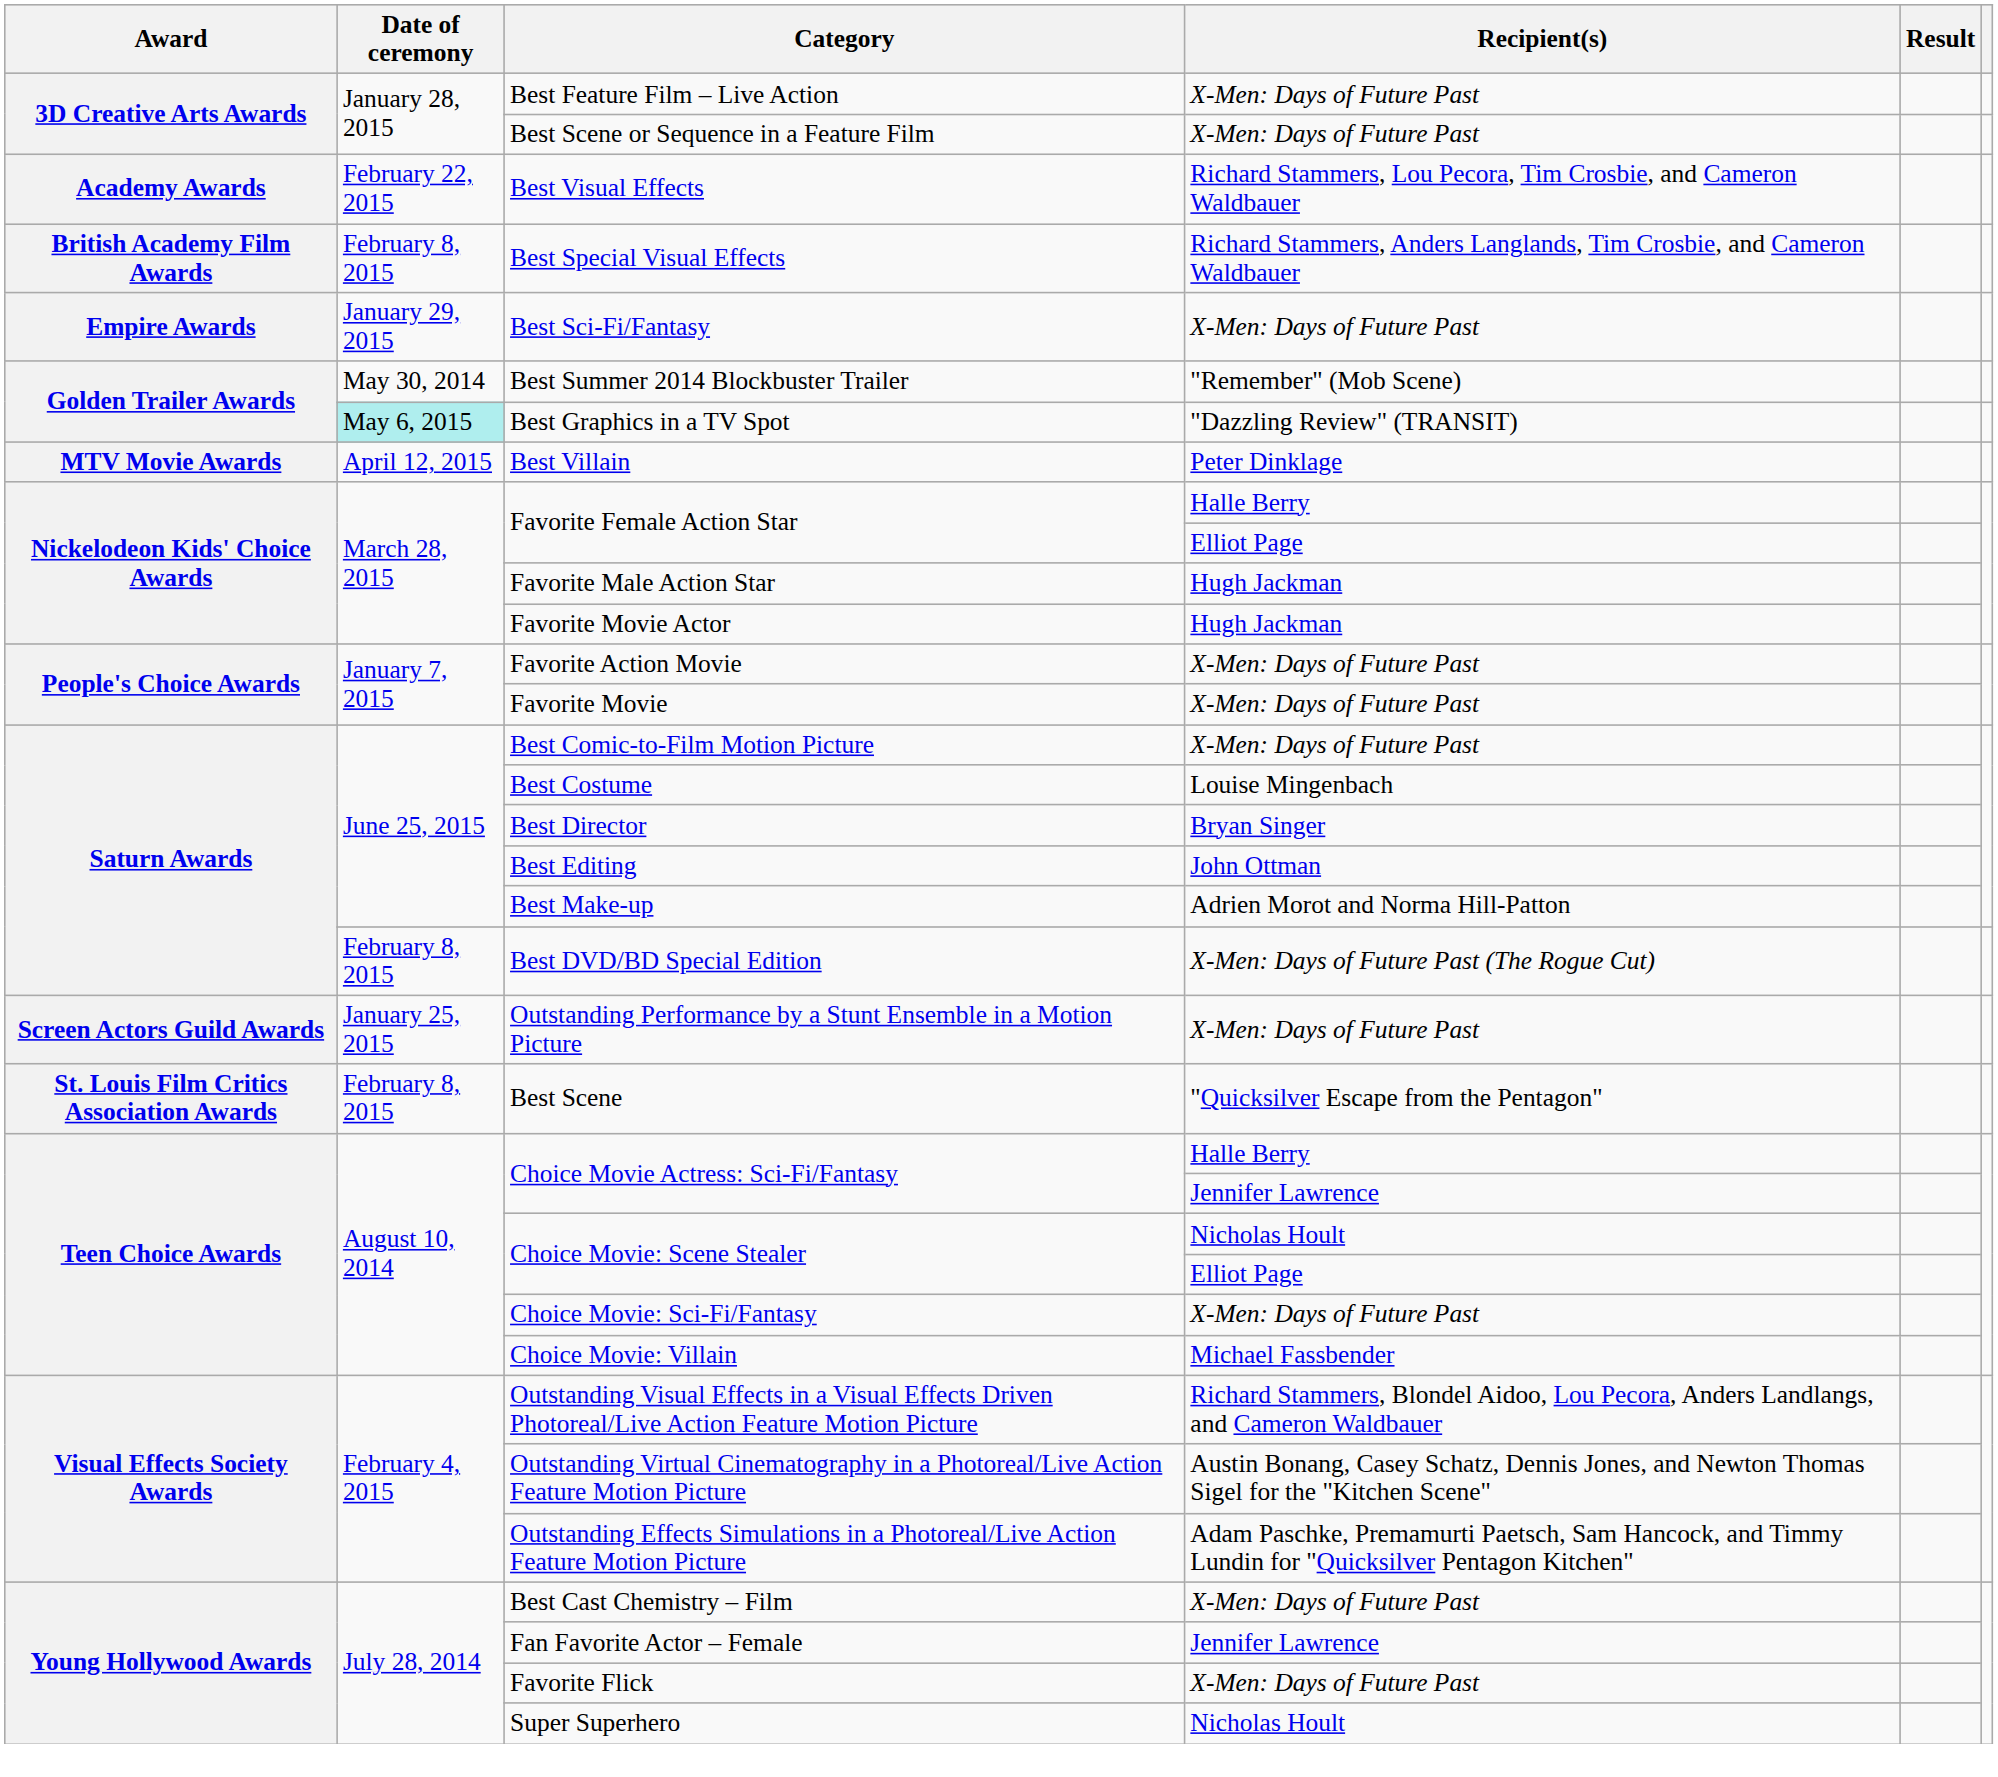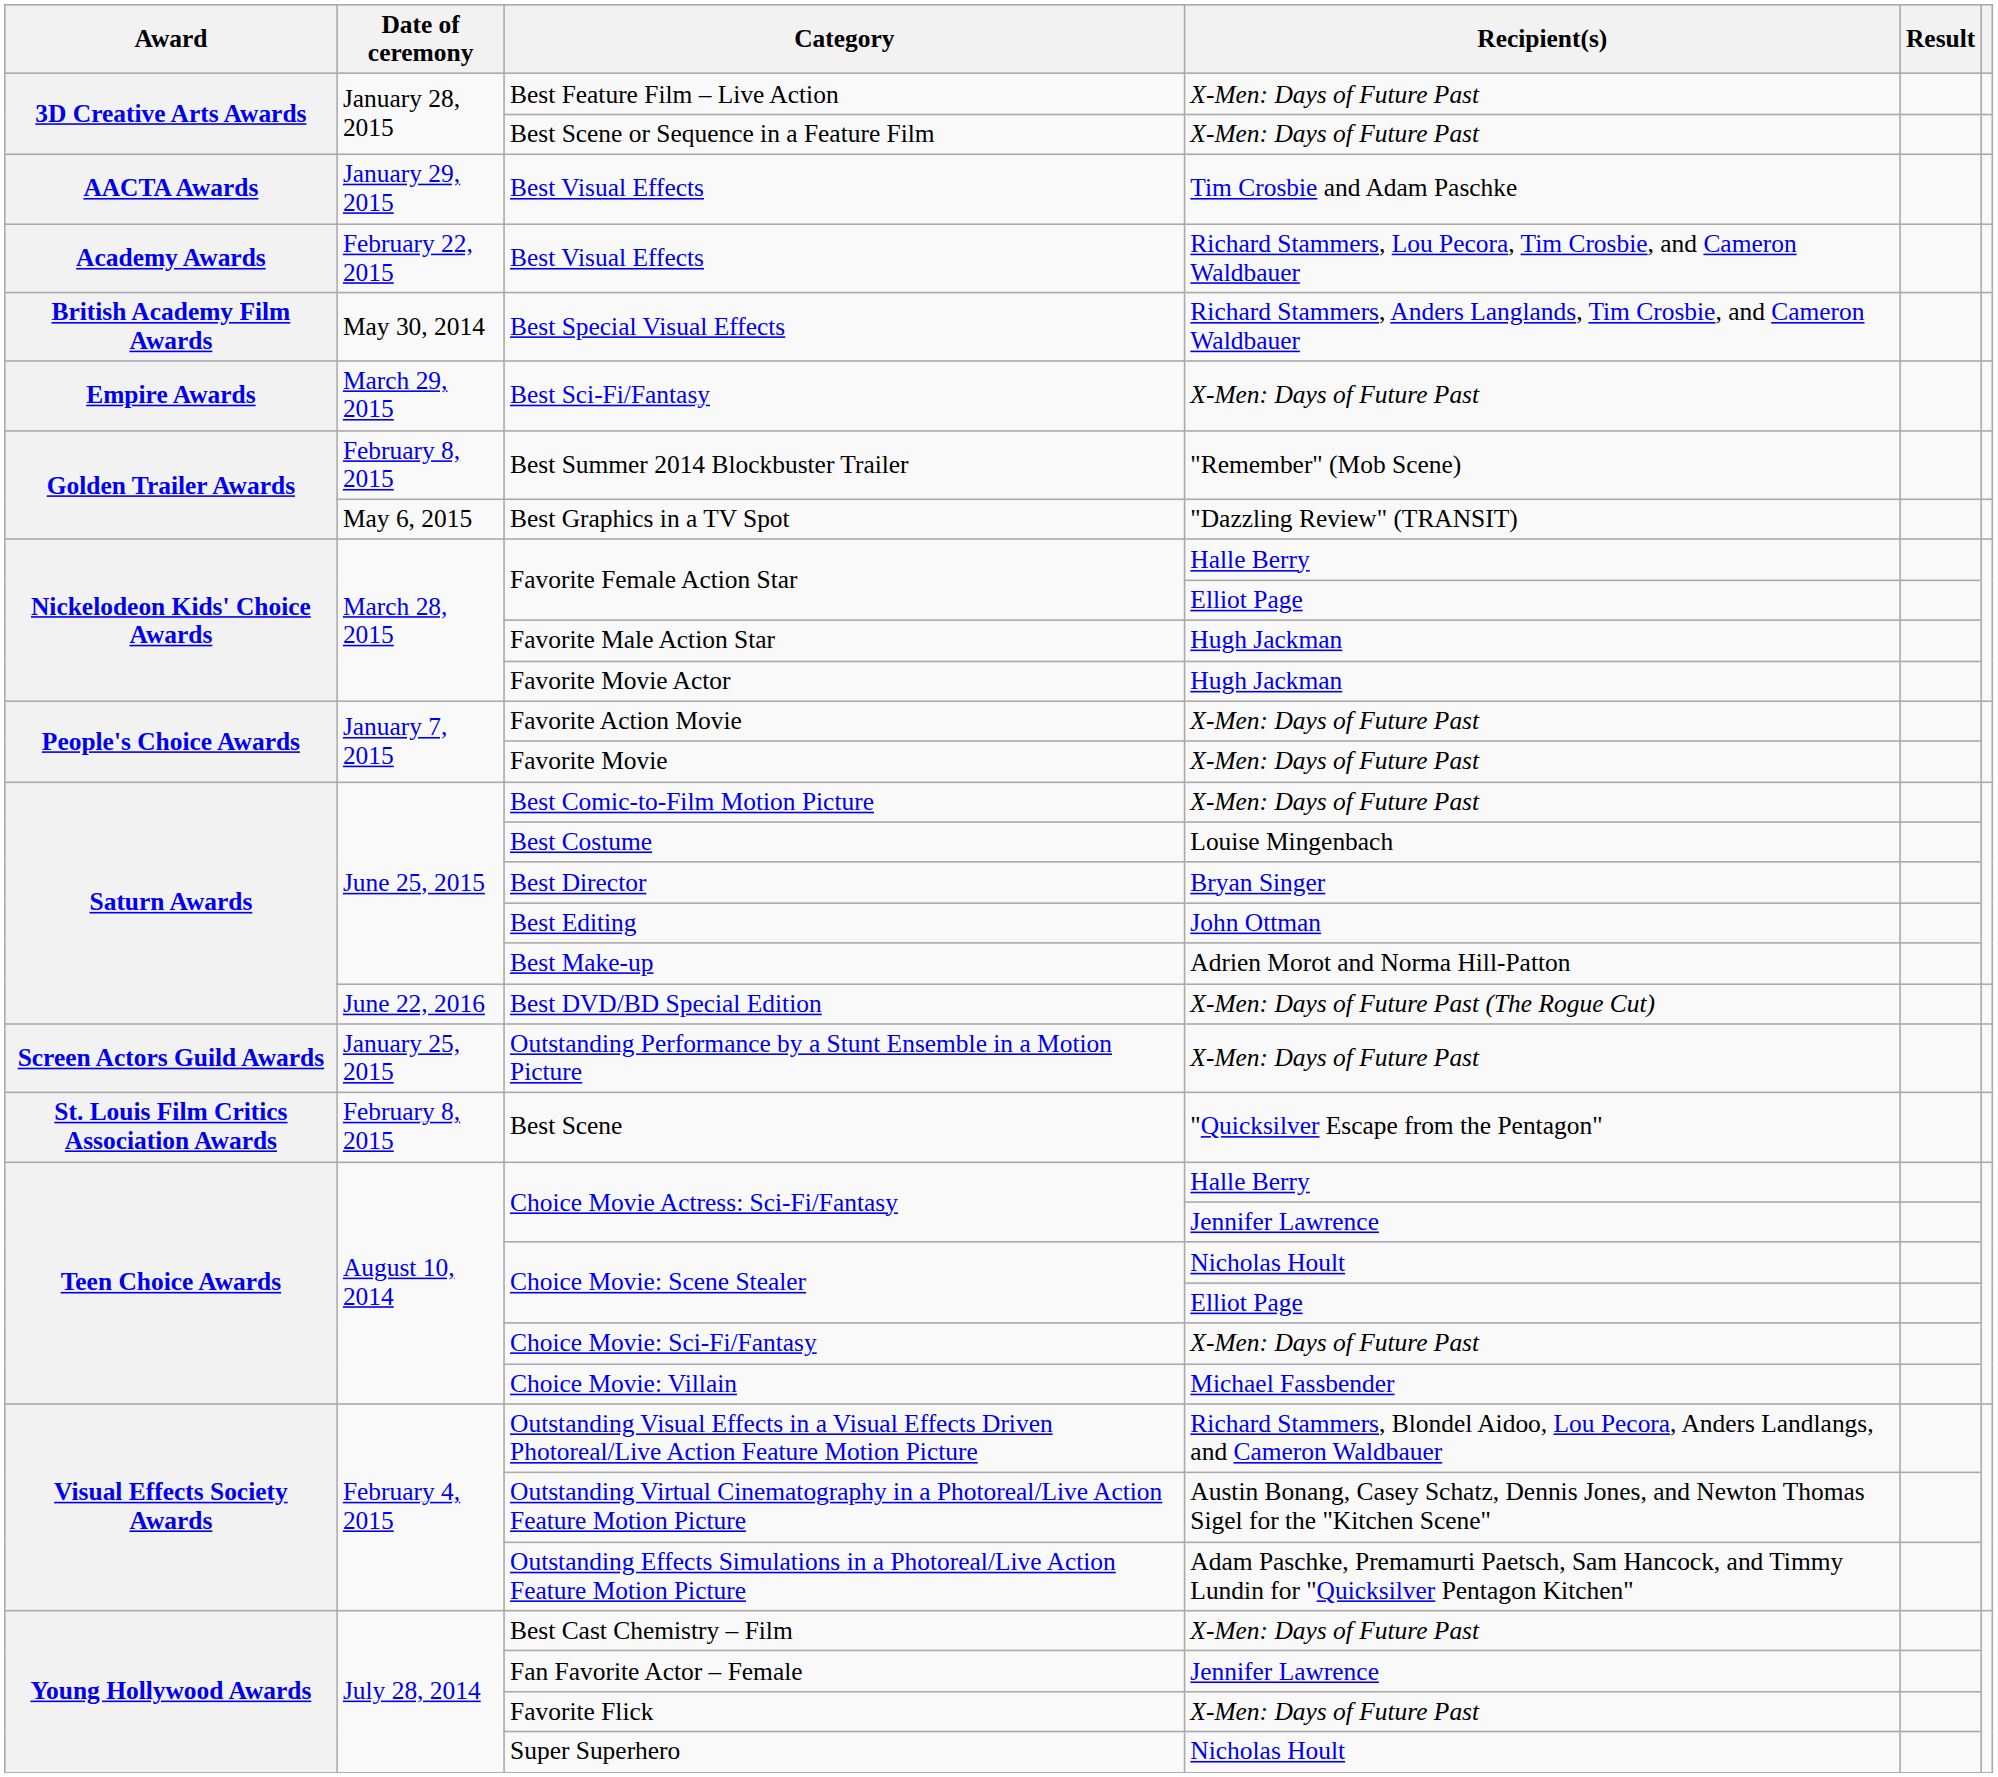+ row: (607, 188)
(402, 257) February 8, 2015 -> (414, 326) May 30, 2014
(402, 326) January 29, 2015 -> (395, 395) March 29, 2015
(414, 381) May 30, 2014 -> (402, 464) February 8, 2015
(408, 421) paleturquoise background -> (408, 519) no background
- row: (570, 461)
(402, 960) February 8, 2015 -> (414, 1003) June 22, 2016
